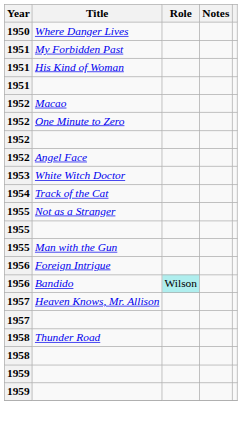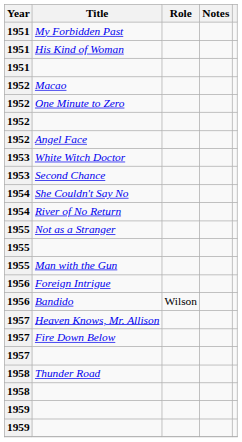- row: (18, 31)
+ row: (18, 175)
+ row: (18, 193)
+ row: (18, 211)
- row: (18, 193)
(181, 283) paleturquoise background -> (181, 301) no background
+ row: (18, 337)
